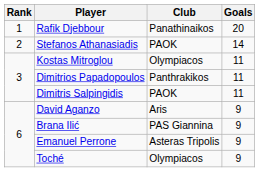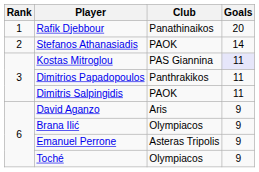(176, 61) Olympiacos -> (181, 61) PAS Giannina
(238, 61) no background -> (238, 61) lavender background
(181, 126) PAS Giannina -> (176, 126) Olympiacos
